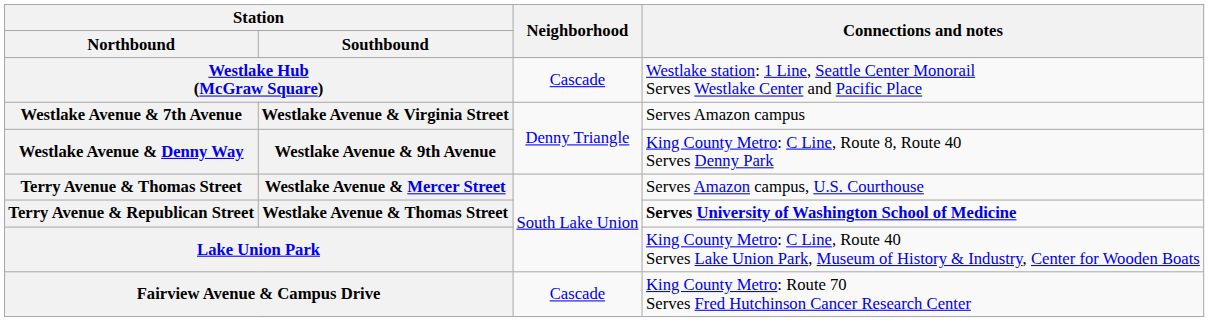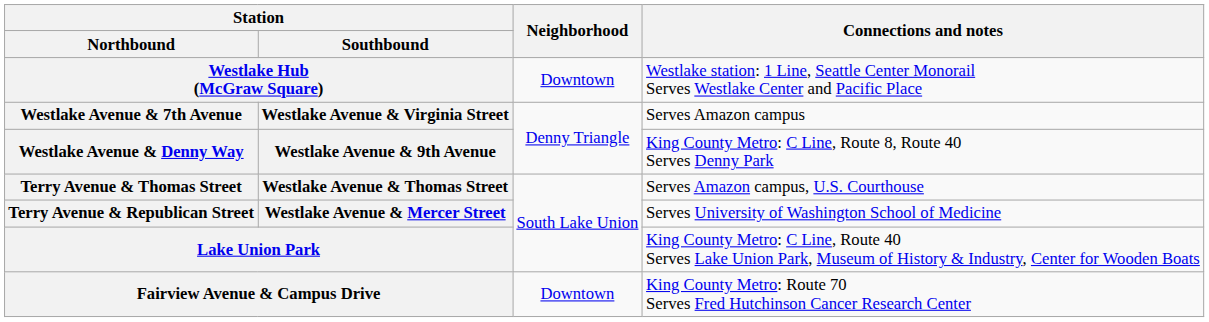(577, 79) Cascade -> (577, 79) Downtown
(385, 187) Westlake Avenue & Mercer Street -> (385, 187) Westlake Avenue & Thomas Street
(385, 213) Westlake Avenue & Thomas Street -> (385, 213) Westlake Avenue & Mercer Street
(831, 213) bold -> (824, 213) normal
(577, 294) Cascade -> (577, 294) Downtown
